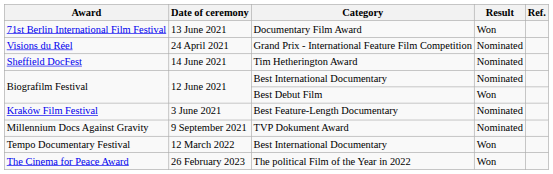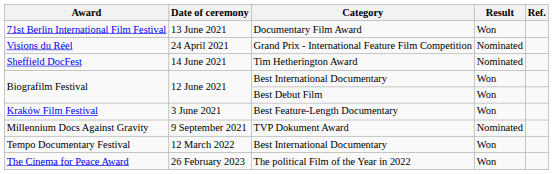(500, 78) Nominated -> (486, 78) Won
(500, 111) Nominated -> (486, 111) Won
